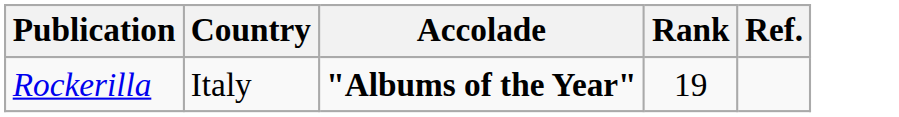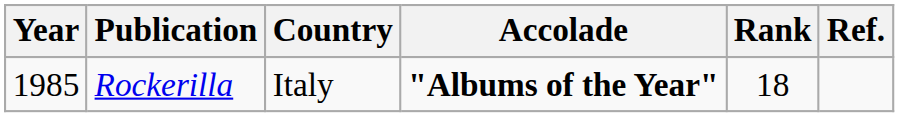+ column: (46, 30)
(691, 83) 19 -> (773, 83) 18
